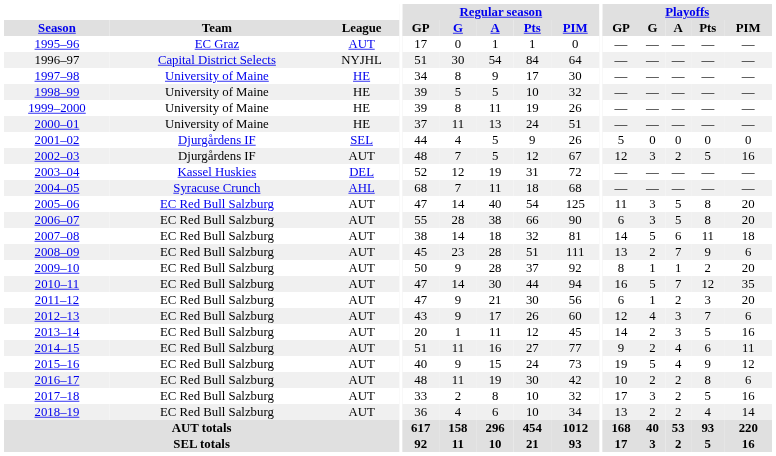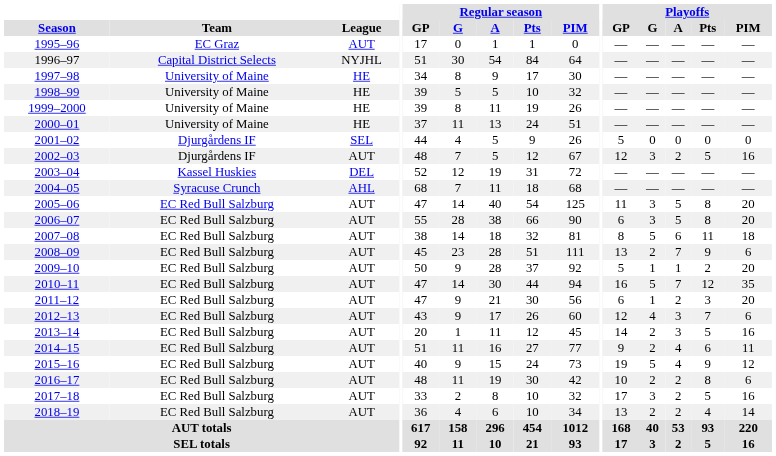(621, 236) 14 -> (621, 236) 8
(621, 268) 8 -> (621, 268) 5
